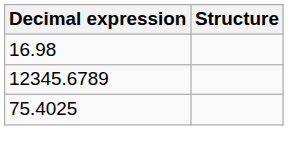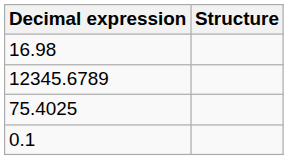+ row: (22, 139)
